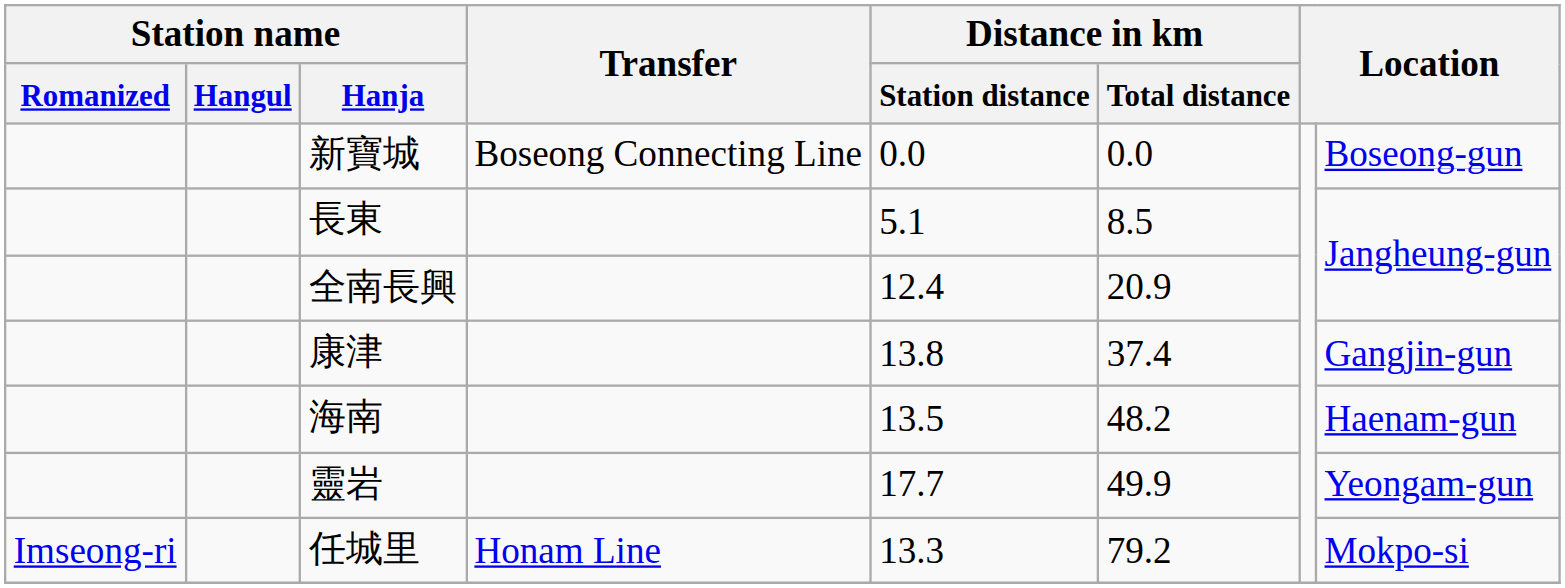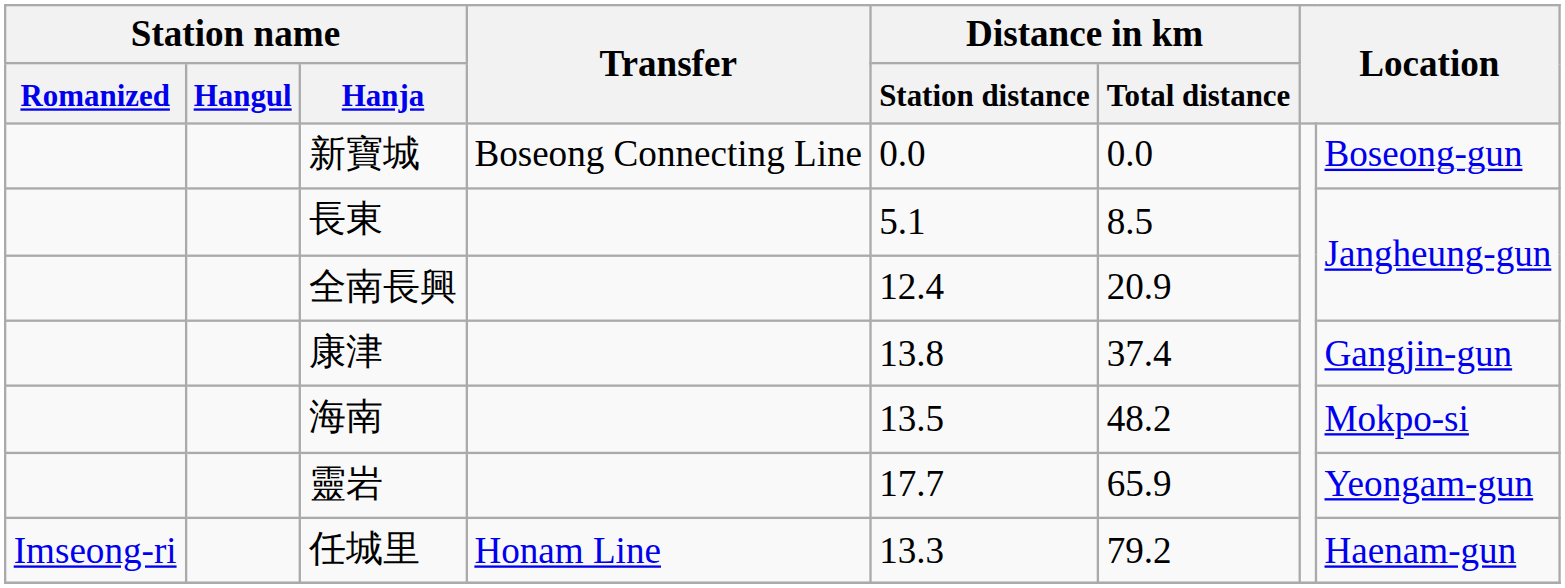(1420, 418) Haenam-gun -> (1397, 418) Mokpo-si
(1139, 484) 49.9 -> (1139, 484) 65.9
(1397, 550) Mokpo-si -> (1420, 550) Haenam-gun
